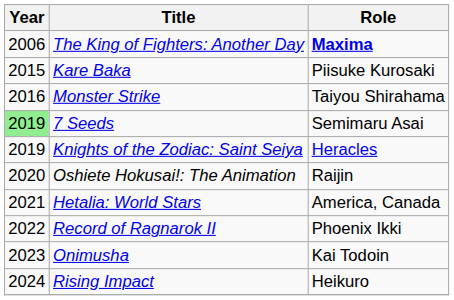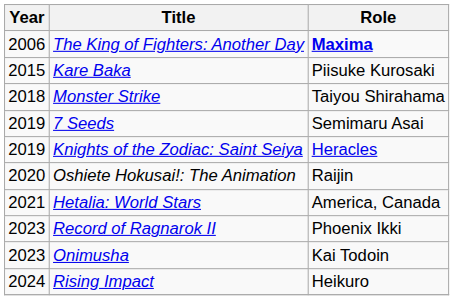(27, 96) 2016 -> (27, 96) 2018
(27, 123) lightgreen background -> (27, 123) no background
(27, 228) 2022 -> (27, 228) 2023
